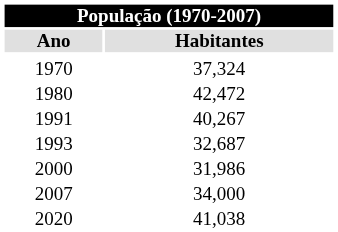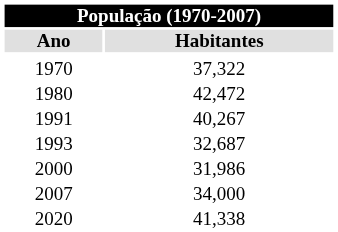(219, 68) 37,324 -> (219, 68) 37,322
(219, 218) 41,038 -> (219, 218) 41,338
